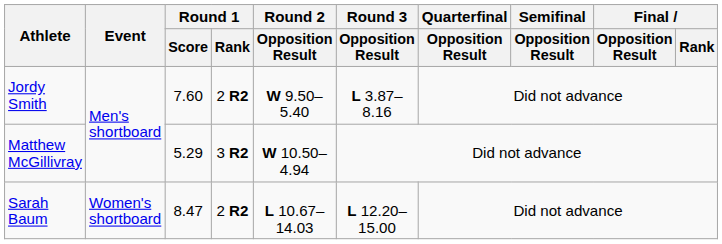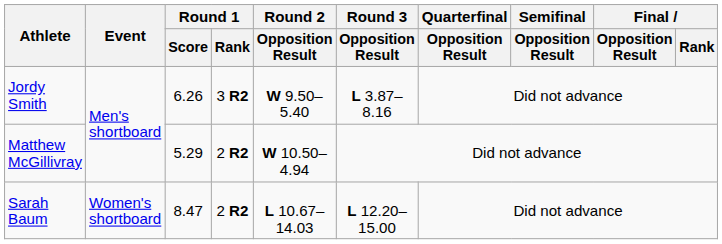(188, 96) 7.60 -> (188, 96) 6.26
(232, 96) 2 R2 -> (232, 96) 3 R2
(232, 153) 3 R2 -> (232, 153) 2 R2
